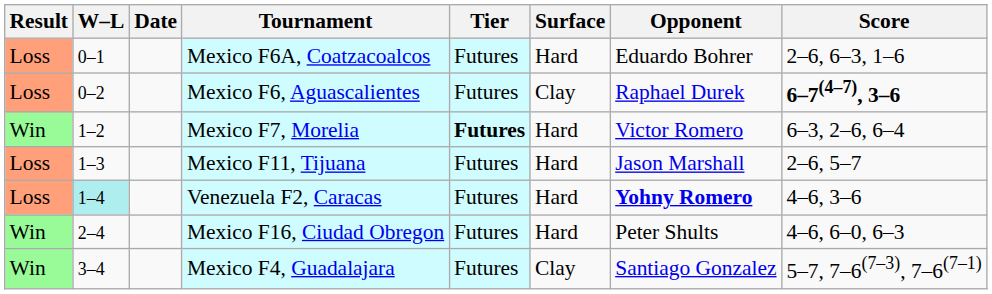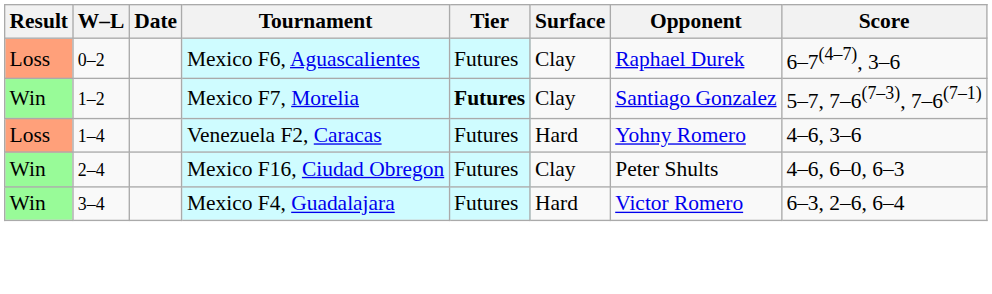- row: (309, 55)
(843, 92) bold -> (843, 58) normal
(556, 129) Hard -> (555, 98) Clay
(679, 129) Victor Romero -> (696, 98) Santiago Gonzalez
(845, 129) 6–3, 2–6, 6–4 -> (884, 98) 5–7, 7–6(7–3), 7–6(7–1)
- row: (276, 163)
(91, 198) paleturquoise background -> (91, 136) no background
(684, 197) bold -> (681, 135) normal
(556, 231) Hard -> (555, 169) Clay
(555, 268) Clay -> (556, 203) Hard
(696, 268) Santiago Gonzalez -> (679, 203) Victor Romero
(884, 268) 5–7, 7–6(7–3), 7–6(7–1) -> (845, 203) 6–3, 2–6, 6–4
